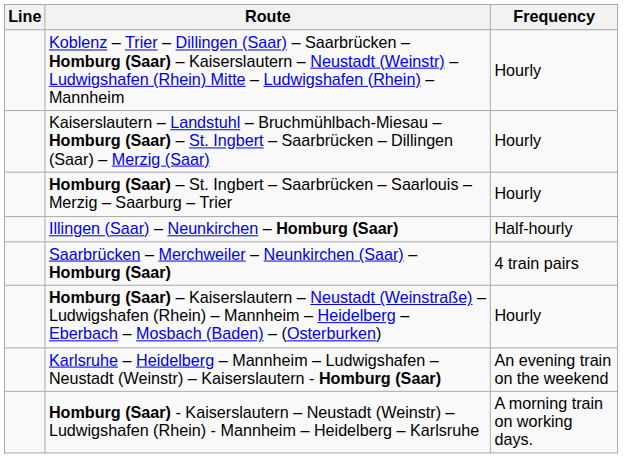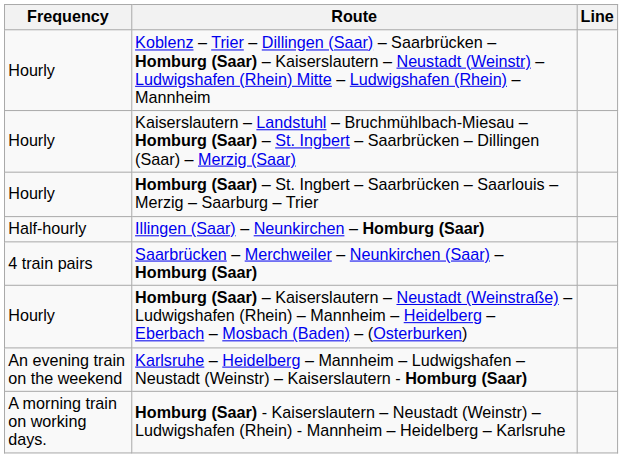columns swapped: (25, 17) <-> (554, 17)
